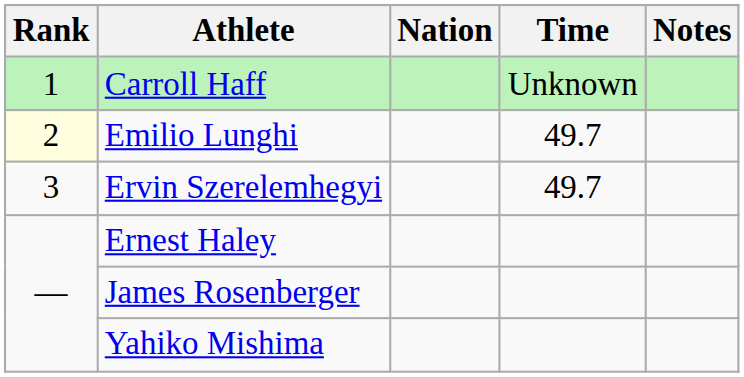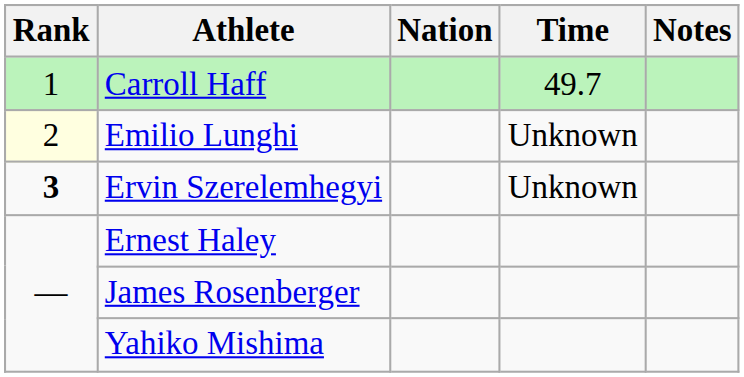(573, 82) Unknown -> (573, 82) 49.7
(573, 135) 49.7 -> (573, 135) Unknown
(51, 187) normal -> (51, 187) bold
(573, 187) 49.7 -> (573, 187) Unknown
